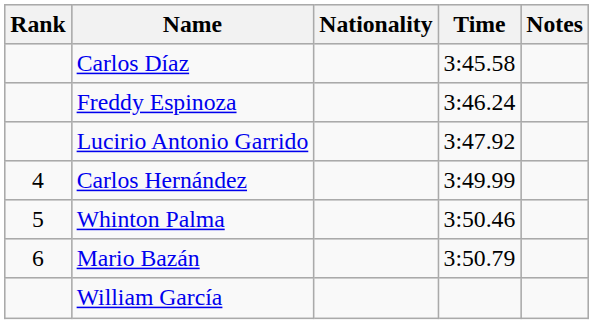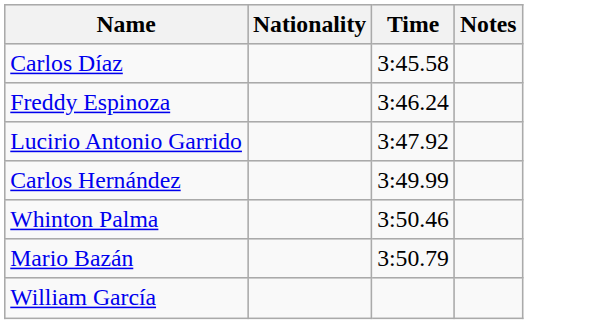- column: (38, 24)
